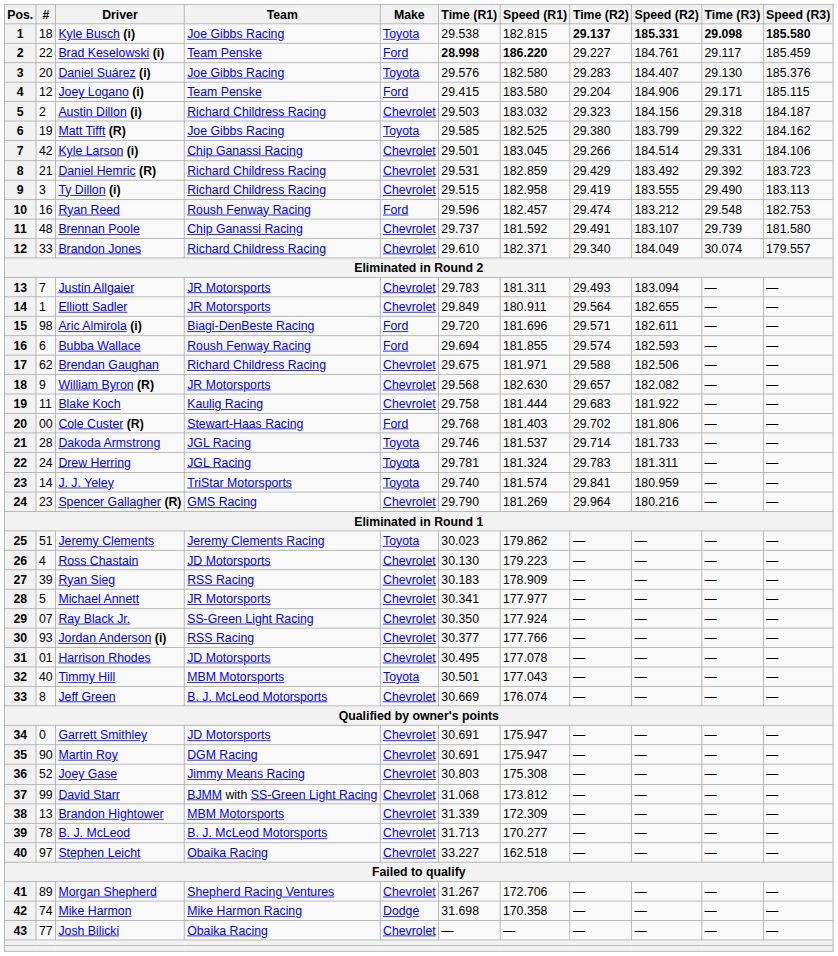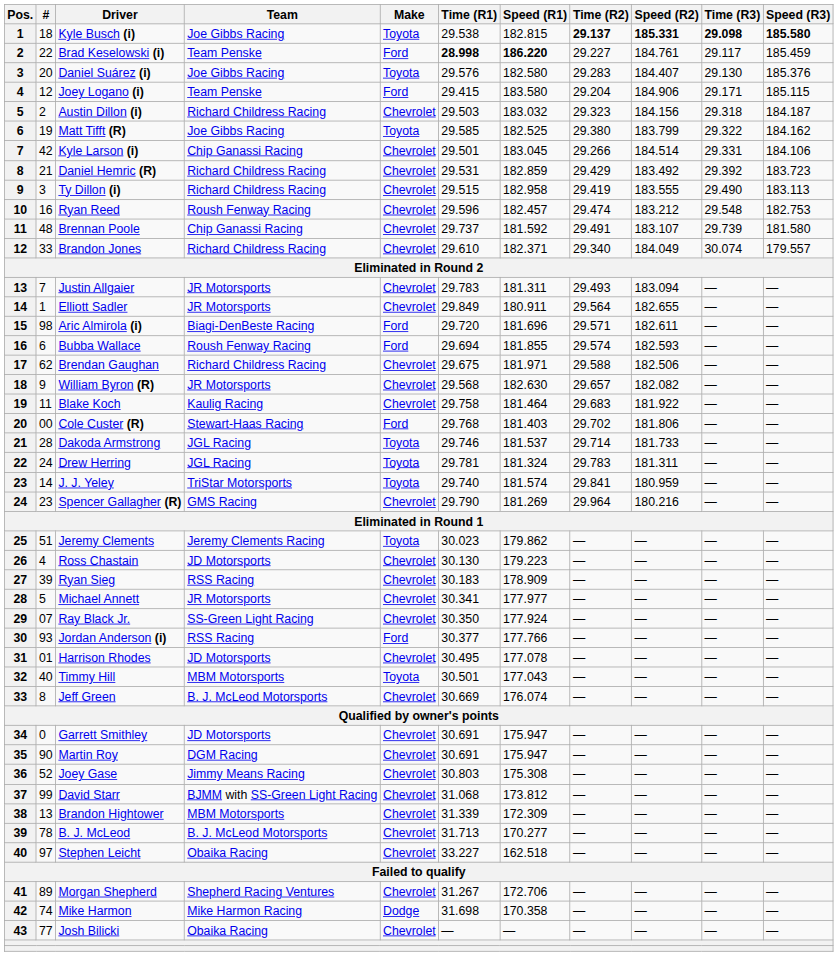(396, 209) Ford -> (409, 209) Chevrolet
(525, 404) 181.444 -> (525, 404) 181.464
(409, 638) Chevrolet -> (396, 638) Ford
